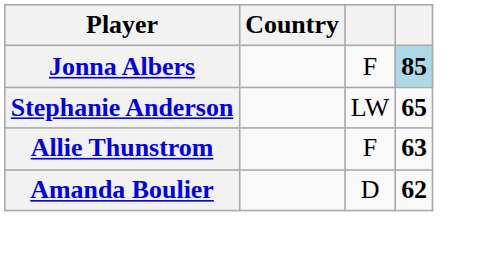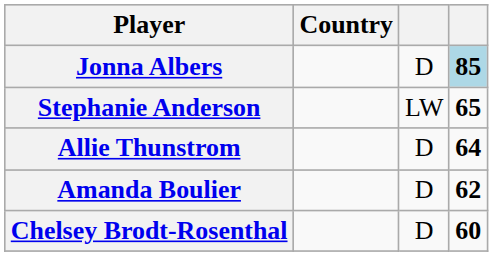(370, 66) F -> (424, 66) D
(370, 148) F -> (424, 148) D
(414, 148) 63 -> (468, 148) 64
+ row: (149, 230)
